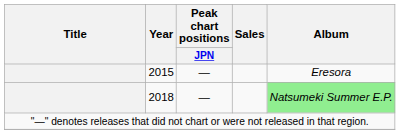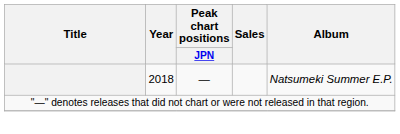- row: (161, 73)
(331, 97) lightgreen background -> (331, 79) no background
